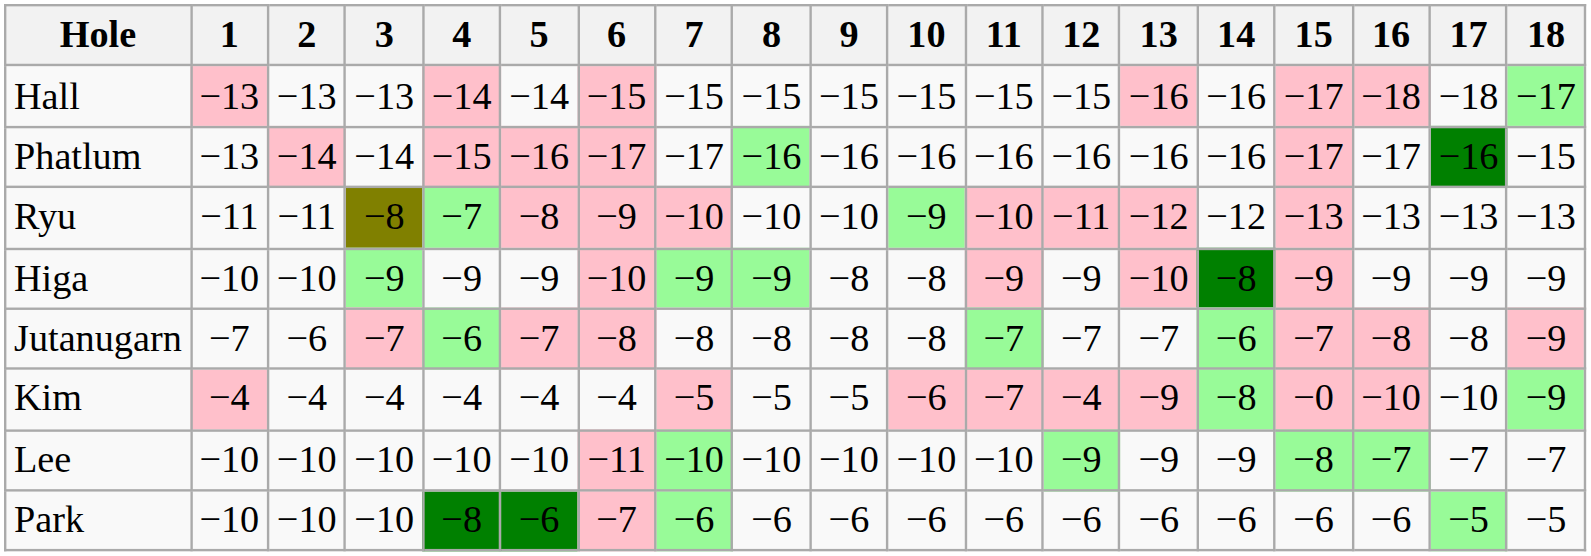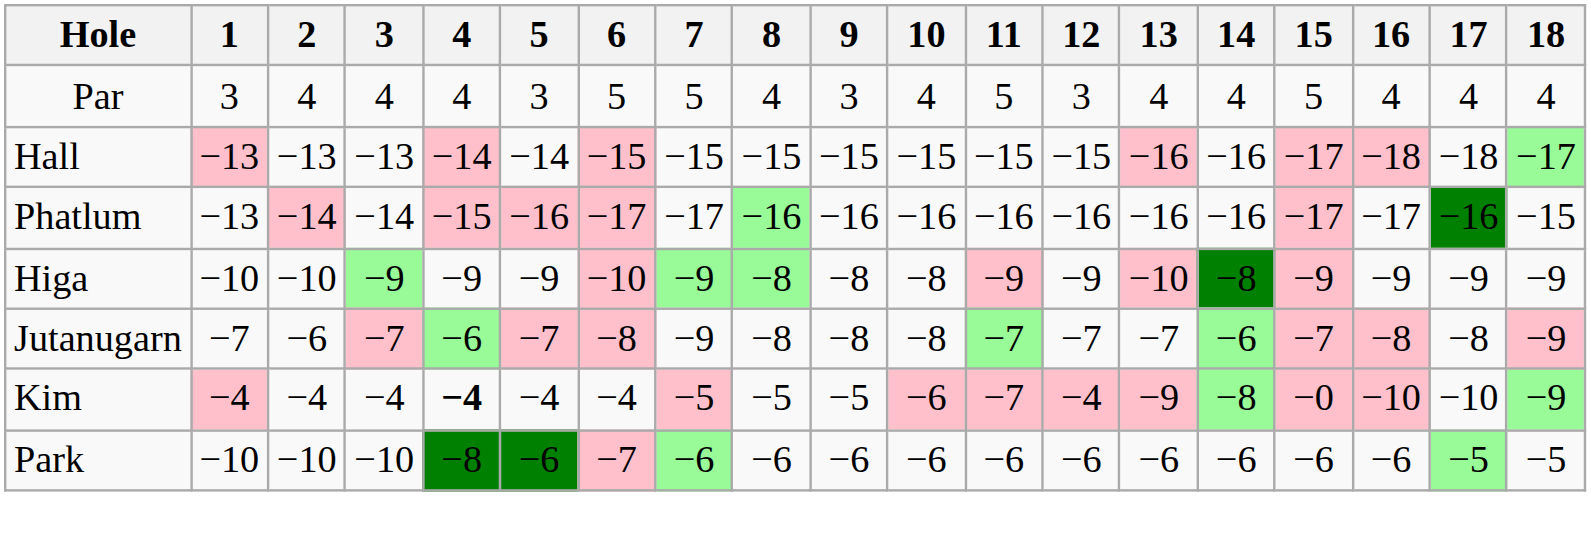+ row: (98, 95)
- row: (45, 216)
(771, 277) −9 -> (771, 277) −8
(694, 338) −8 -> (694, 338) −9
(462, 398) normal -> (462, 398) bold
- row: (43, 459)
